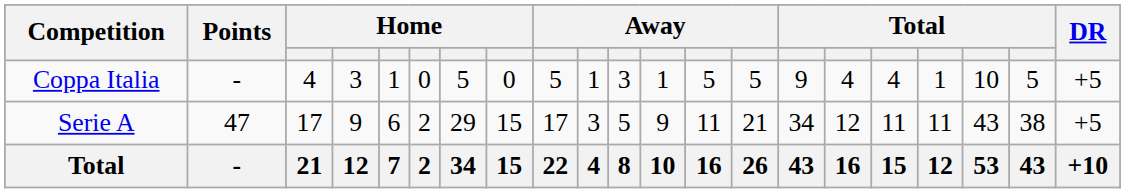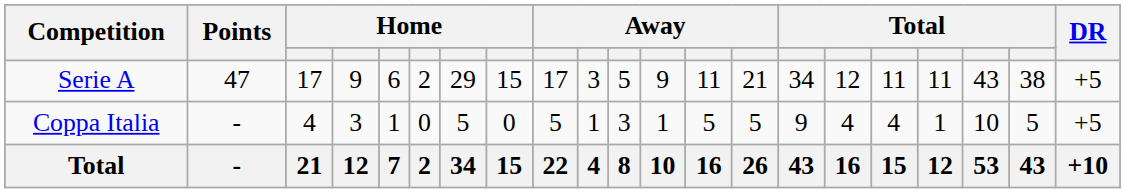rows swapped: (96, 122) <-> (96, 80)
